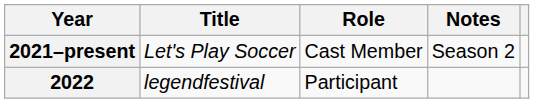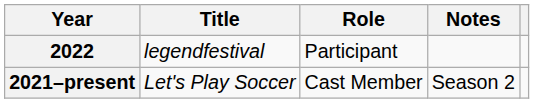rows swapped: (72, 51) <-> (72, 82)
